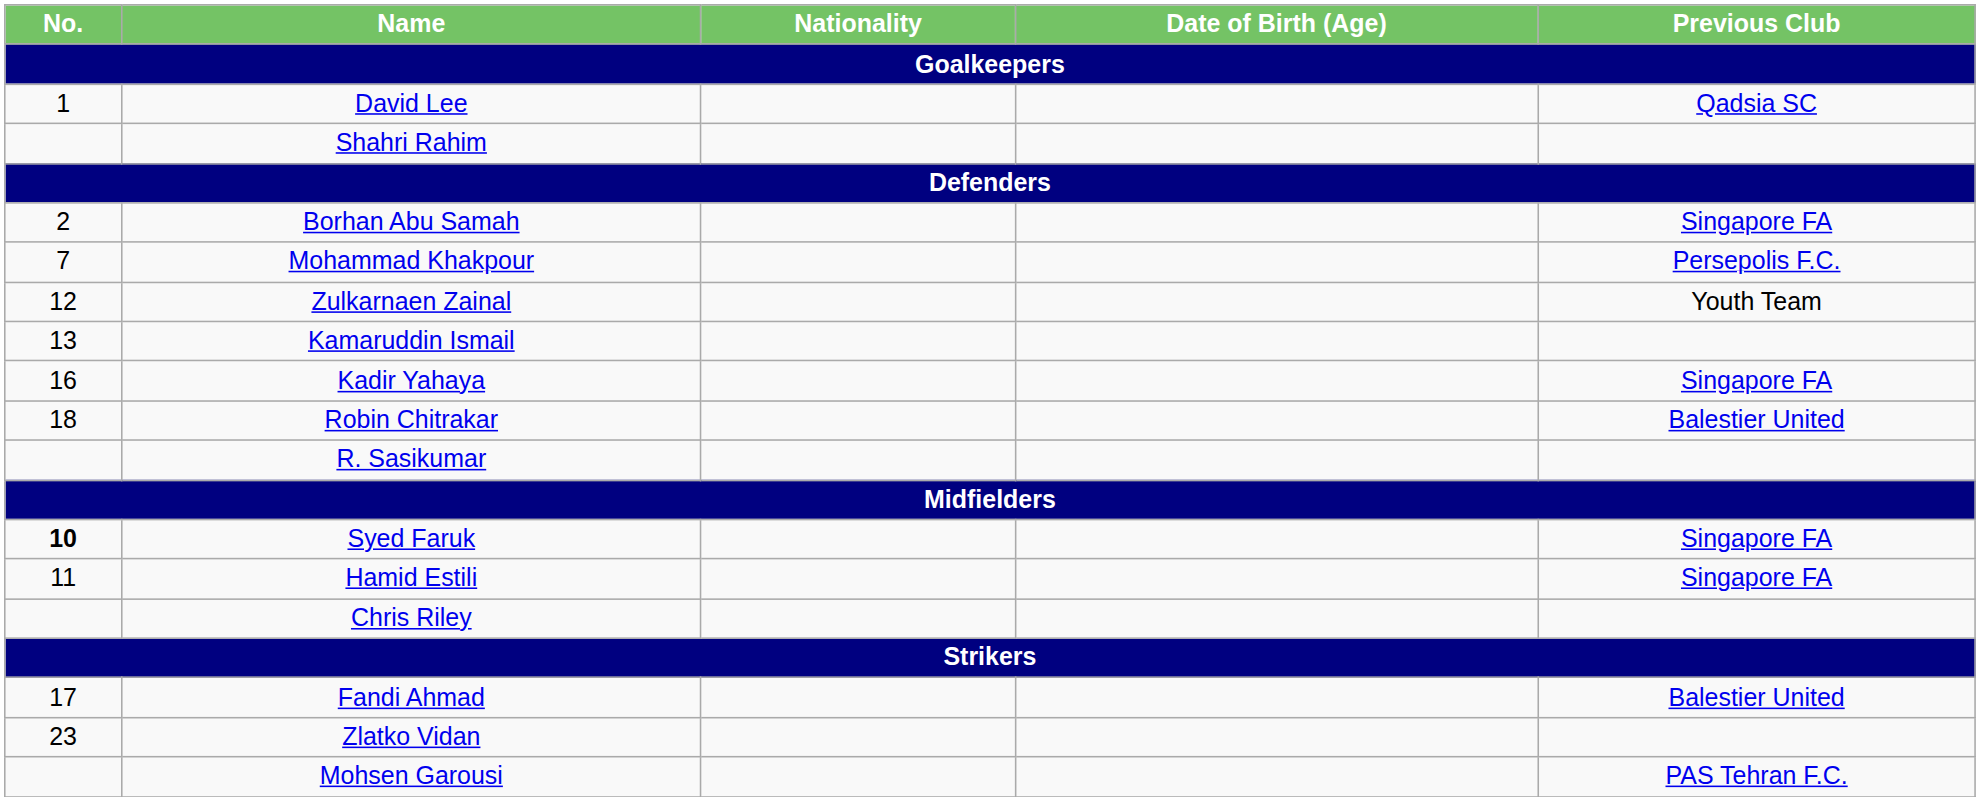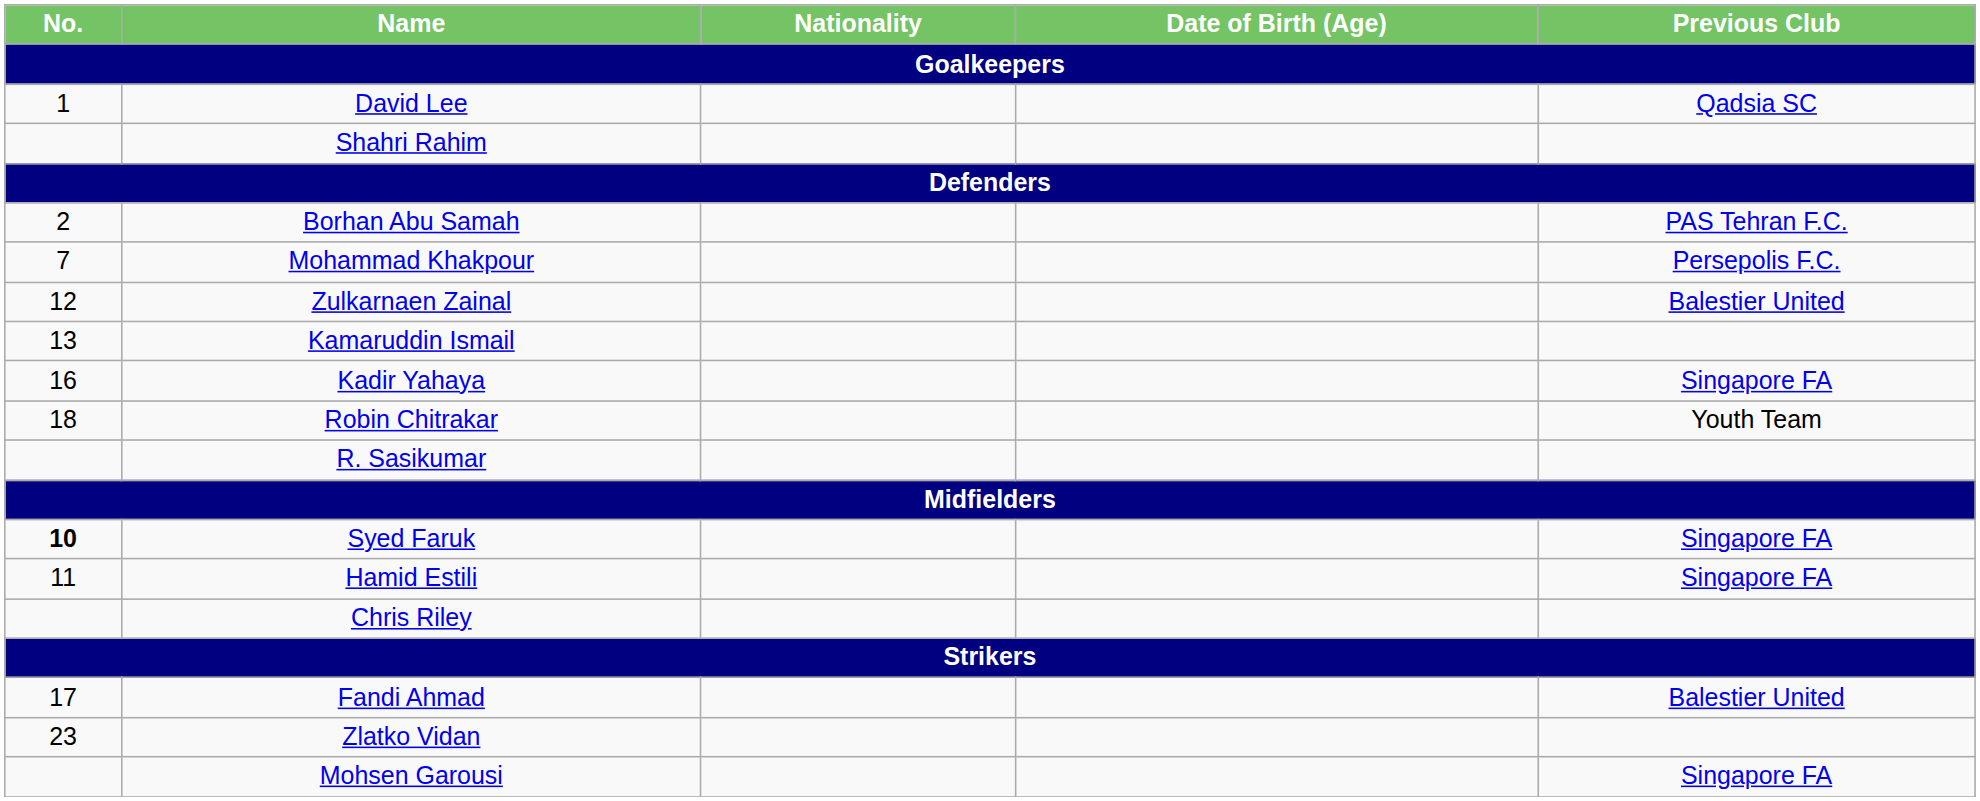(1757, 222) Singapore FA -> (1757, 222) PAS Tehran F.C.
(1757, 301) Youth Team -> (1757, 301) Balestier United
(1757, 420) Balestier United -> (1757, 420) Youth Team
(1757, 776) PAS Tehran F.C. -> (1757, 776) Singapore FA
